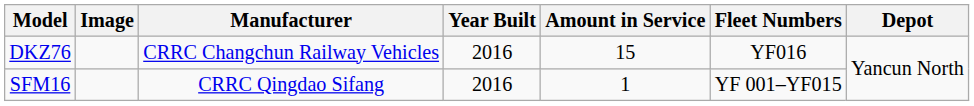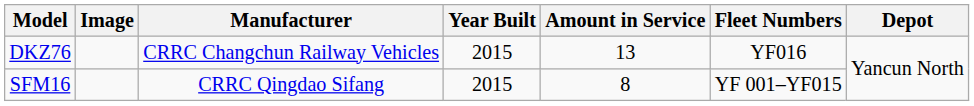(492, 52) 2016 -> (492, 52) 2015
(625, 52) 15 -> (625, 52) 13
(492, 84) 2016 -> (492, 84) 2015
(625, 84) 1 -> (625, 84) 8
